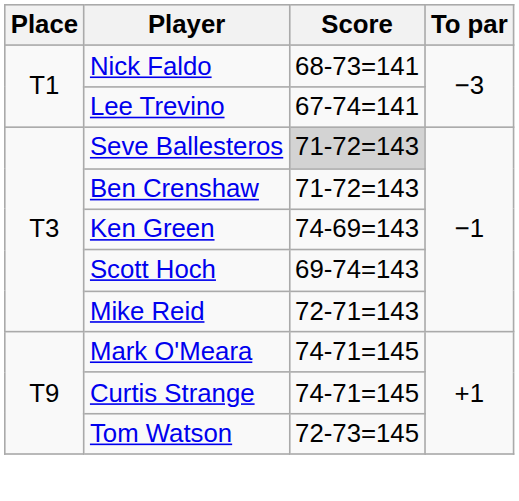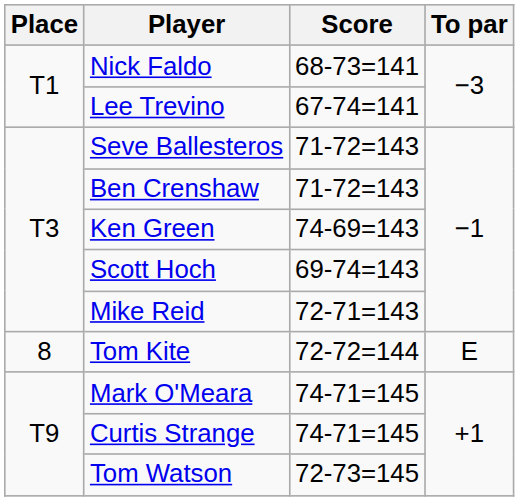(357, 147) lightgrey background -> (357, 147) no background
+ row: (140, 351)
